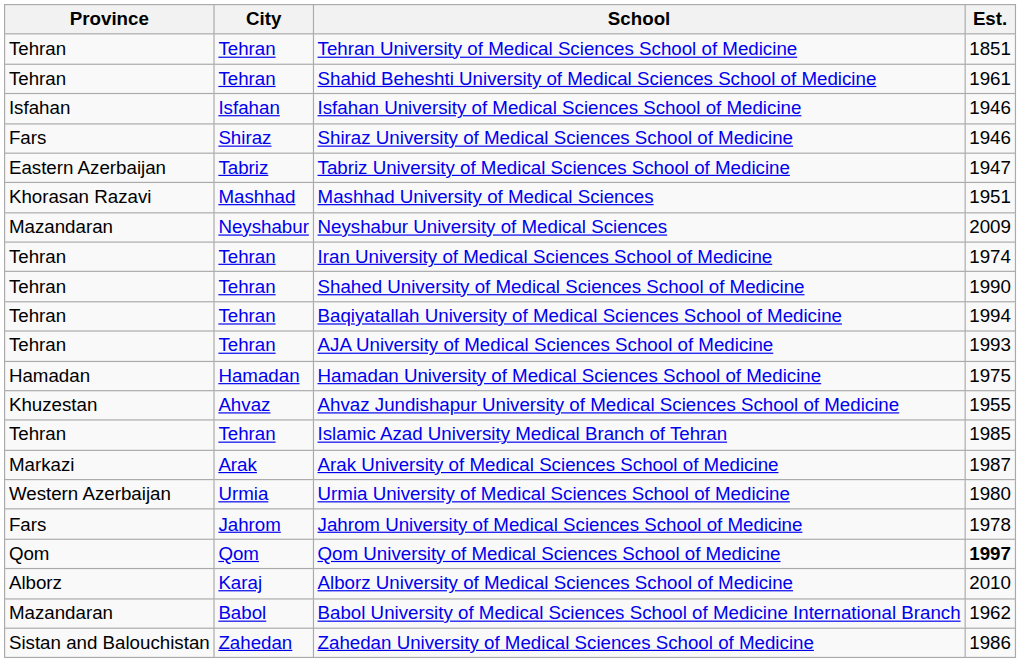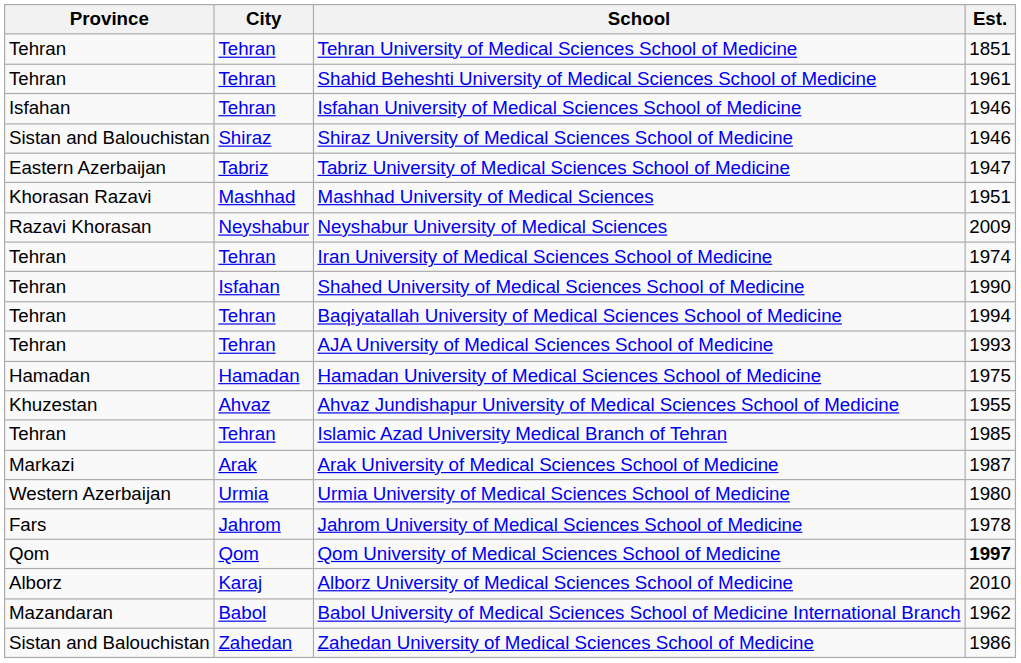(249, 108) Isfahan -> (247, 108) Tehran
(28, 138) Fars -> (109, 138) Sistan and Balouchistan
(61, 227) Mazandaran -> (80, 227) Razavi Khorasan
(247, 286) Tehran -> (249, 286) Isfahan
